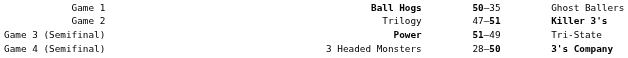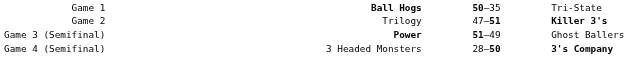(588, 8) Ghost Ballers -> (577, 8) Tri-State
(577, 35) Tri-State -> (588, 35) Ghost Ballers
